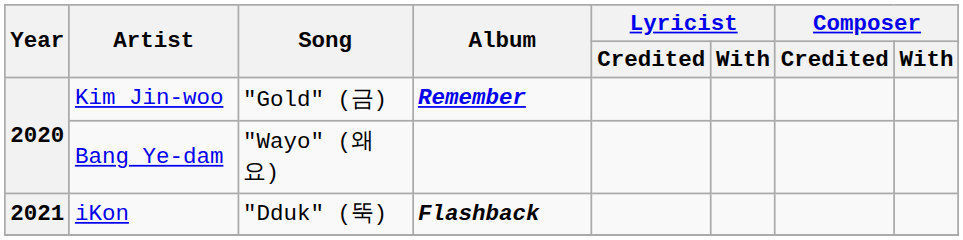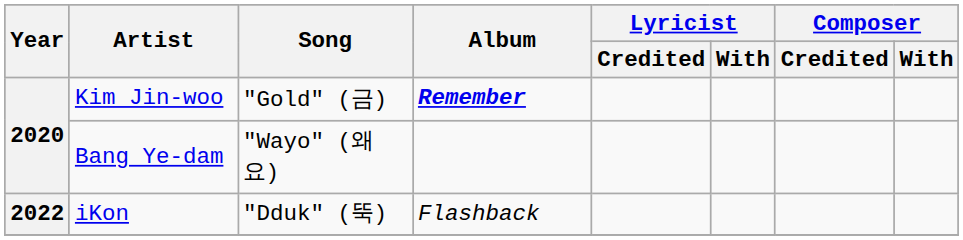(37, 214) 2021 -> (37, 214) 2022
(479, 214) bold -> (479, 214) normal
